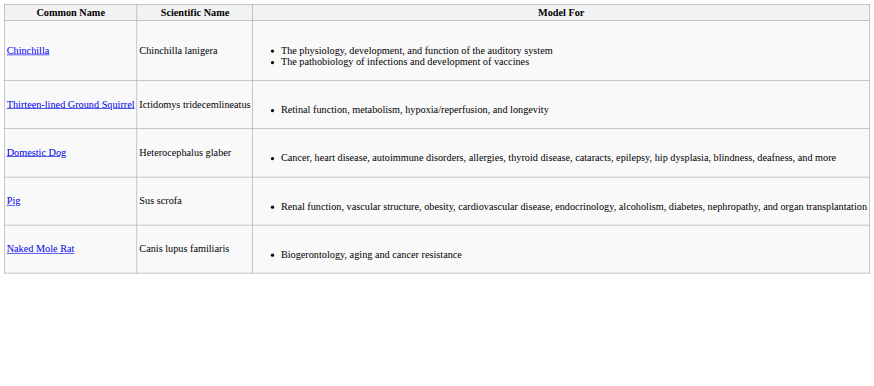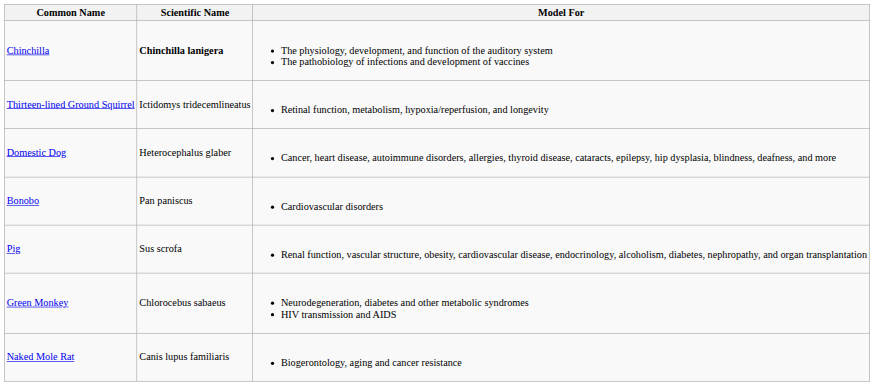(178, 50) normal -> (181, 50) bold
+ row: (23, 201)
+ row: (38, 303)
